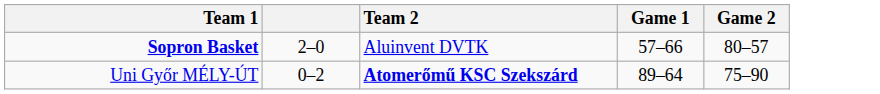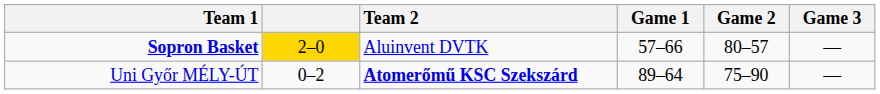+ column: (832, 18)
(311, 46) no background -> (311, 46) gold background
